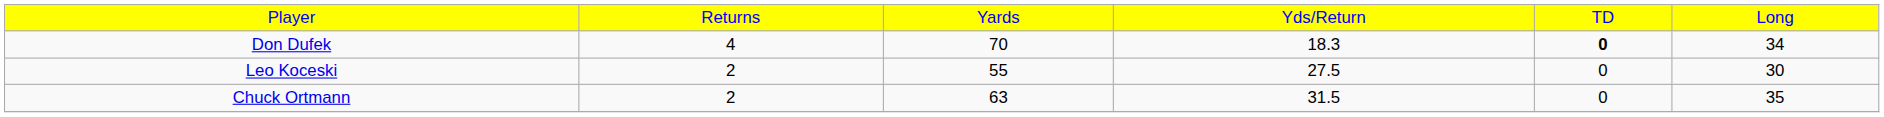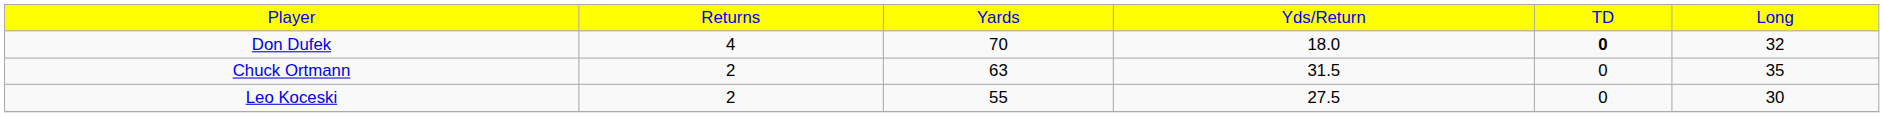(1324, 44) 18.3 -> (1324, 44) 18.0
(1775, 44) 34 -> (1775, 44) 32
rows swapped: (291, 97) <-> (291, 71)
